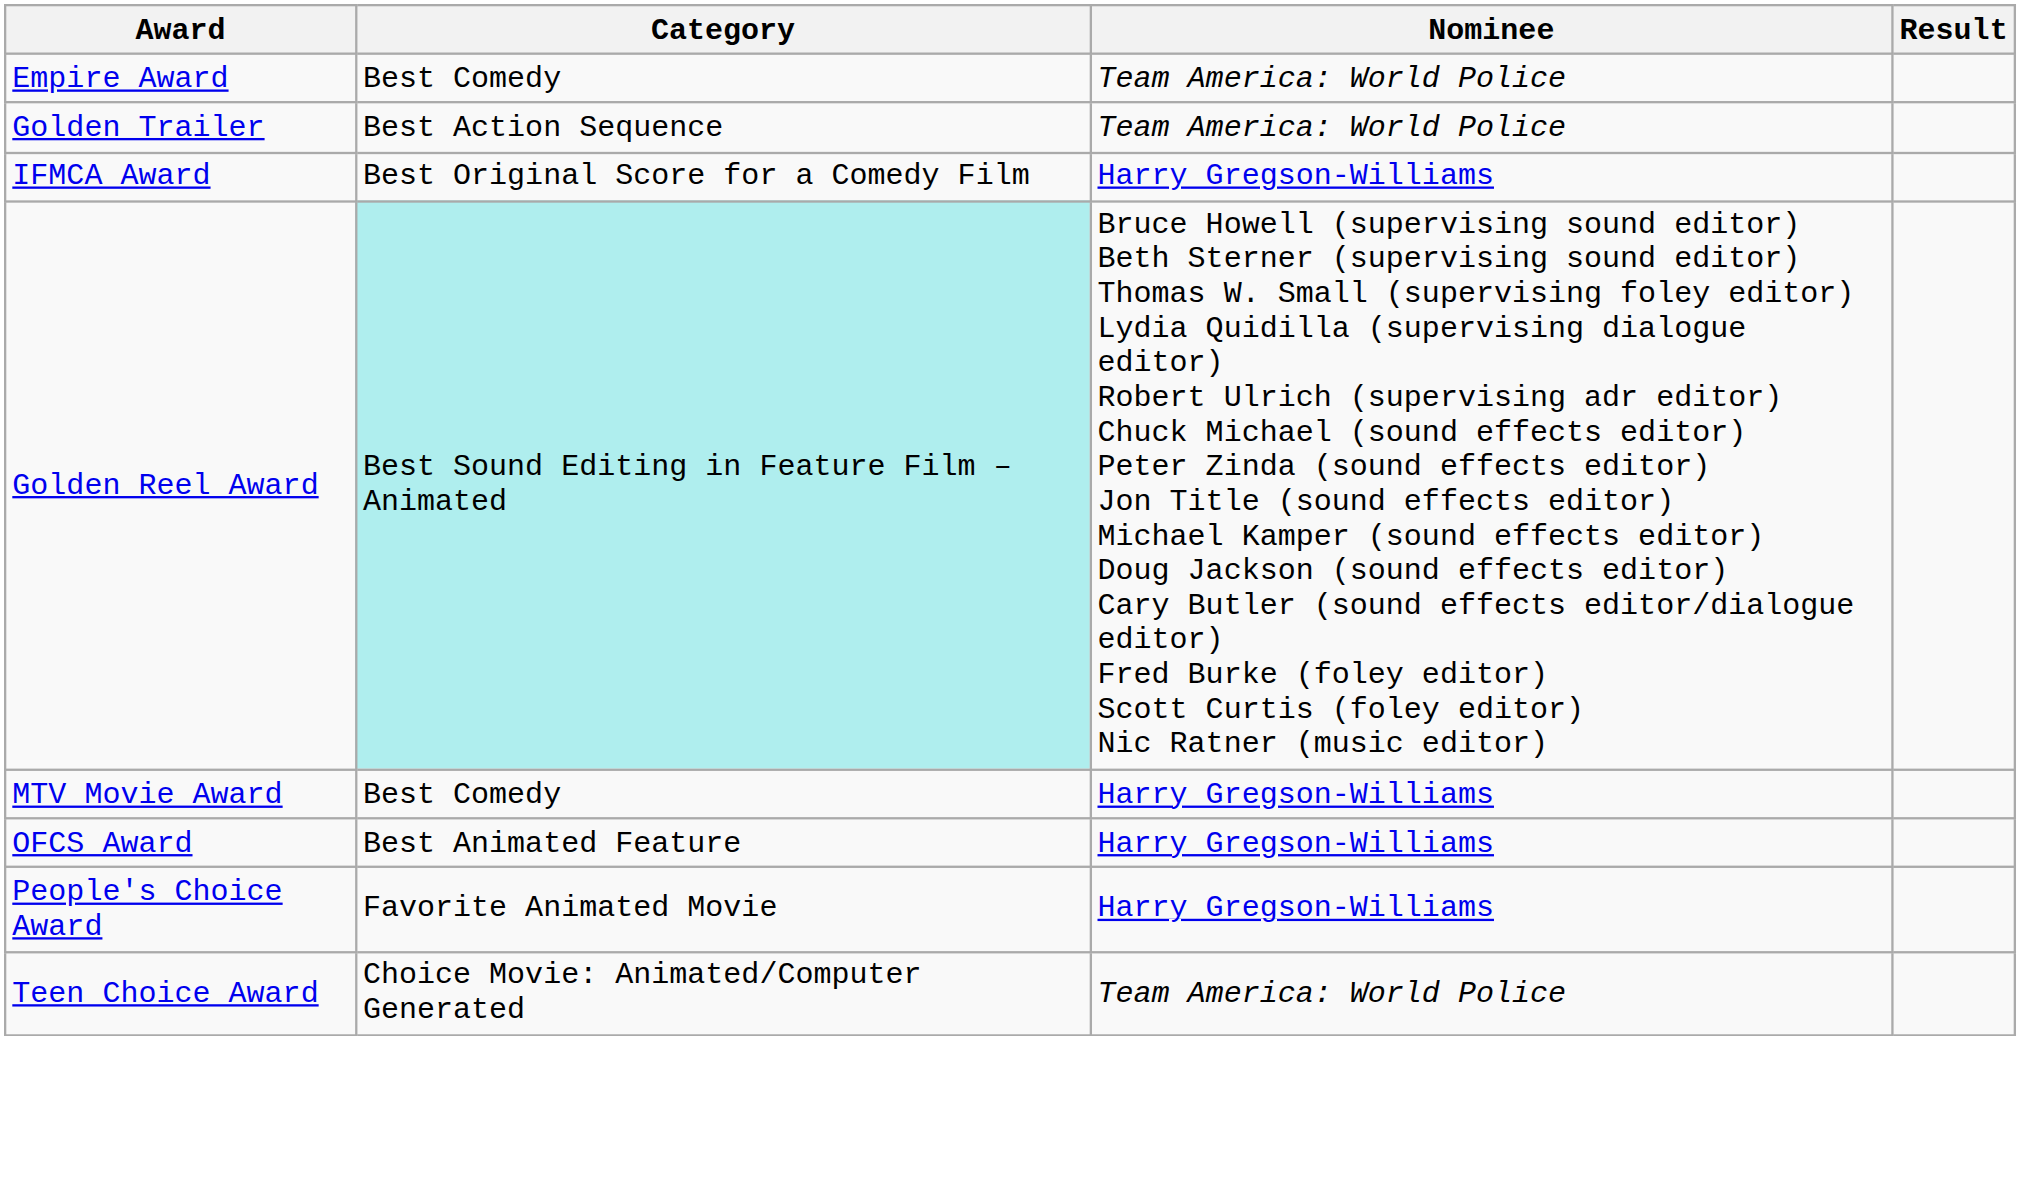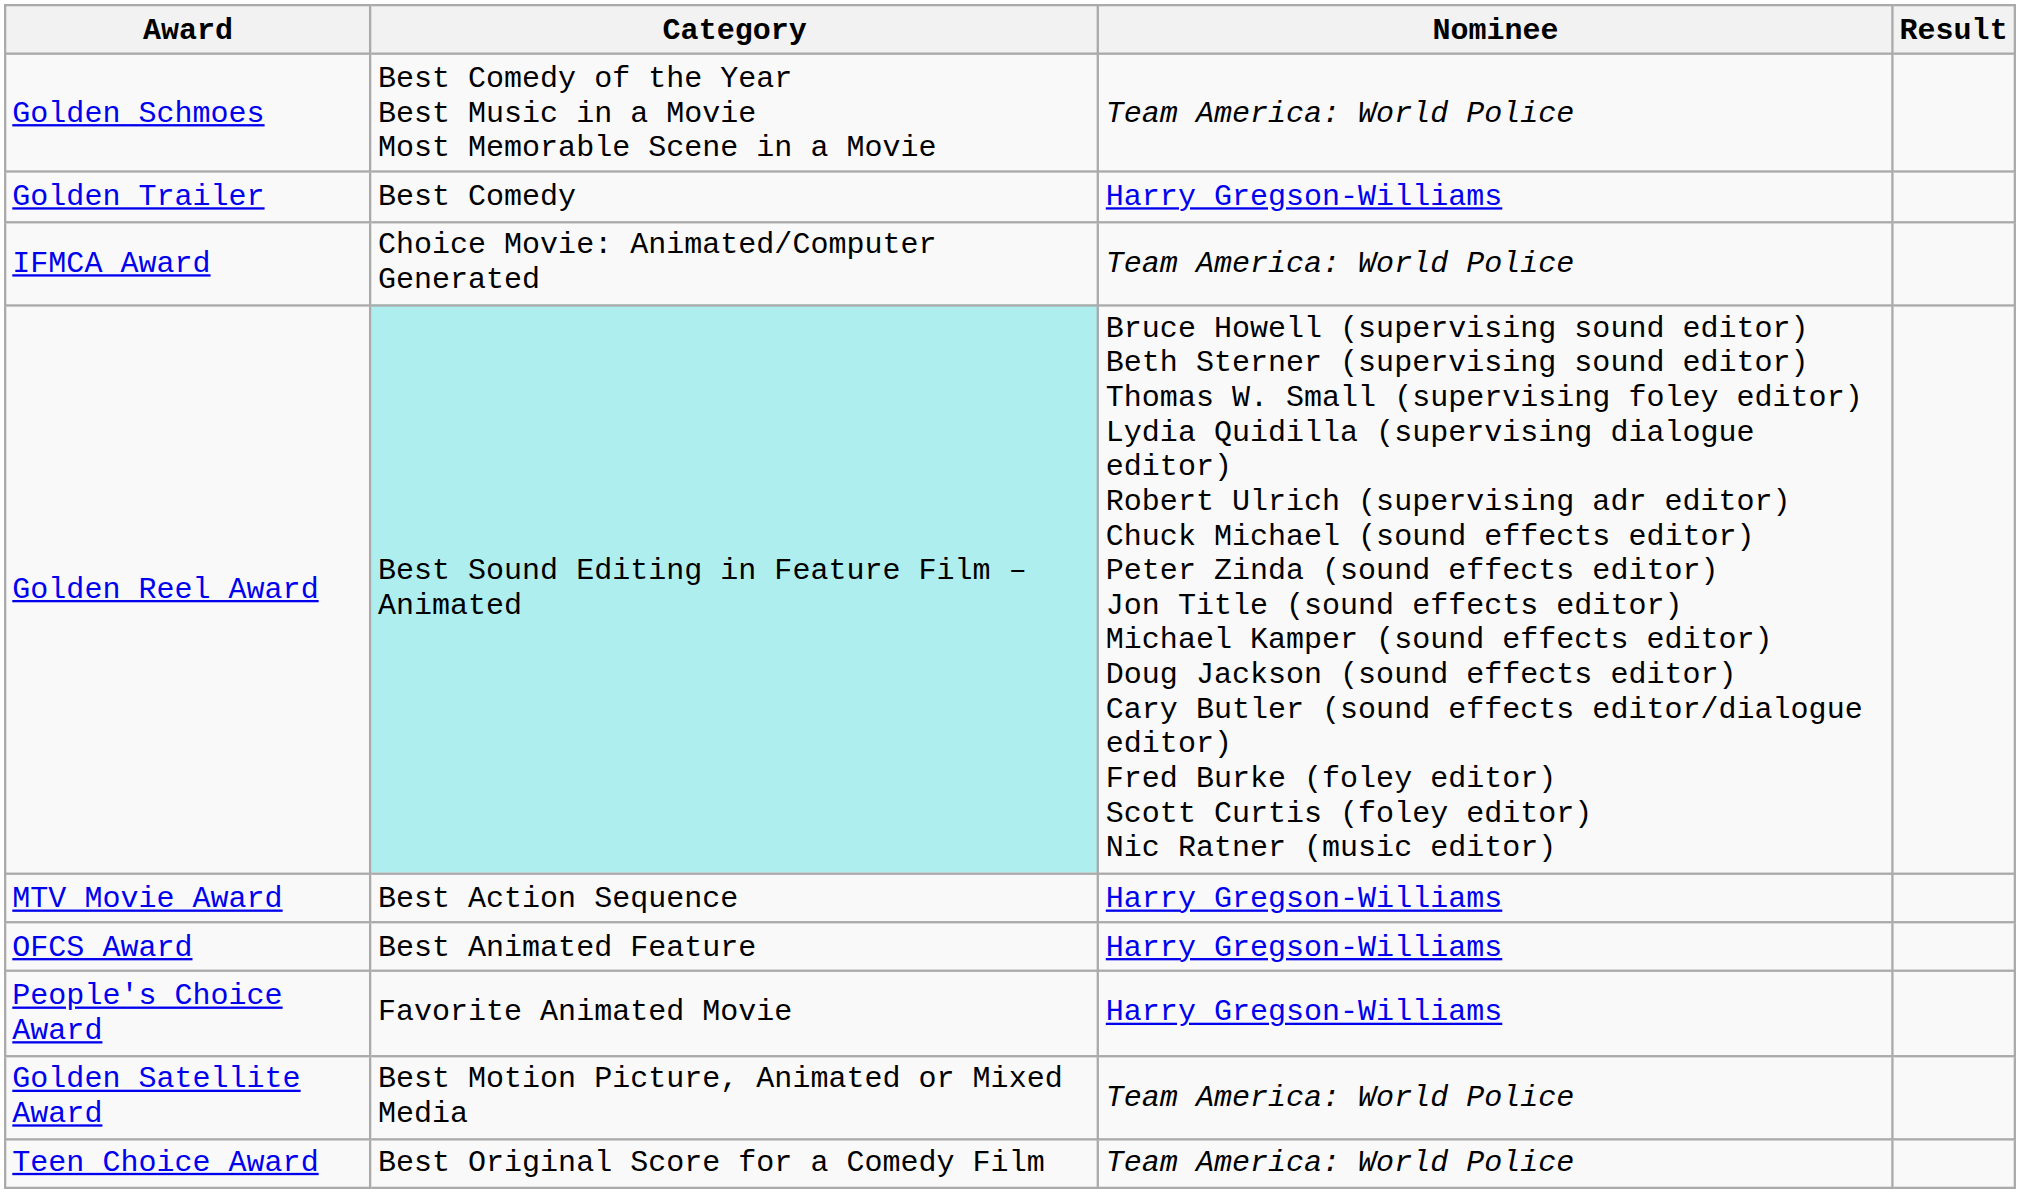- row: (120, 79)
+ row: (138, 113)
(543, 128) Best Action Sequence -> (477, 197) Best Comedy
(1332, 128) Team America: World Police -> (1304, 197) Harry Gregson-Williams
(696, 176) Best Original Score for a Comedy Film -> (657, 263) Choice Movie: Animated/Computer Generated
(1296, 176) Harry Gregson-Williams -> (1340, 263) Team America: World Police
(462, 794) Best Comedy -> (558, 898) Best Action Sequence
+ row: (156, 1097)
(642, 993) Choice Movie: Animated/Computer Generated -> (711, 1163) Best Original Score for a Comedy Film
